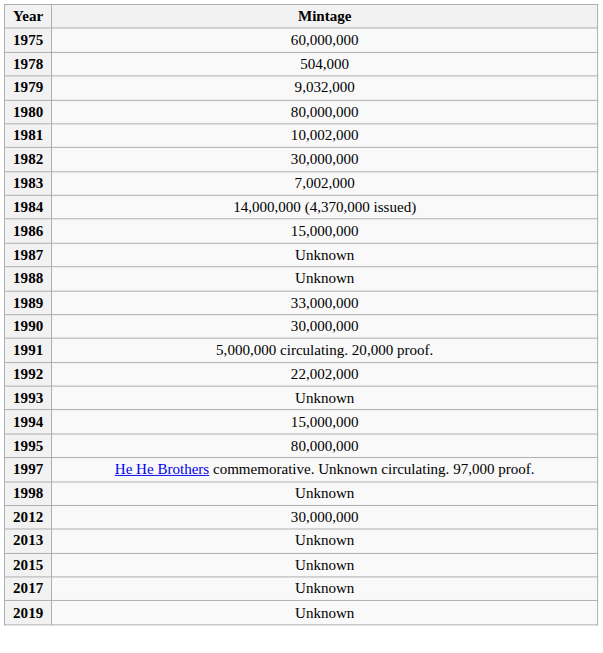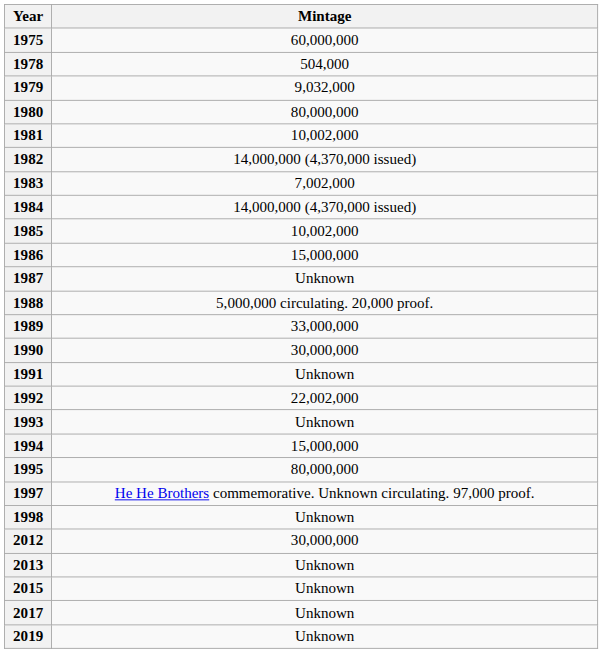(325, 159) 30,000,000 -> (325, 159) 14,000,000 (4,370,000 issued)
+ row: (28, 231)
(325, 278) Unknown -> (325, 302) 5,000,000 circulating. 20,000 proof.
(325, 350) 5,000,000 circulating. 20,000 proof. -> (325, 374) Unknown
